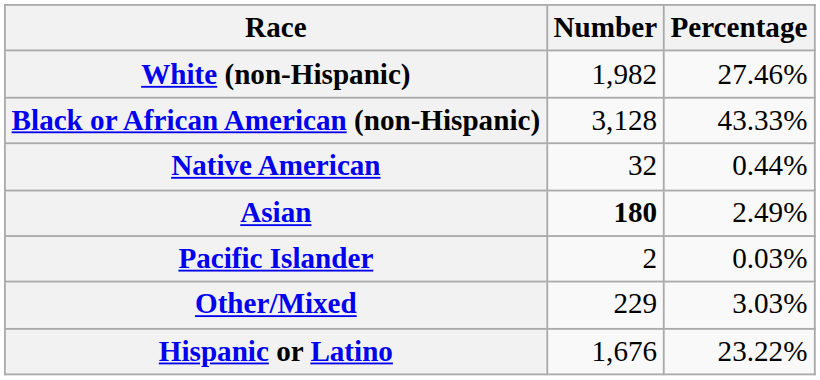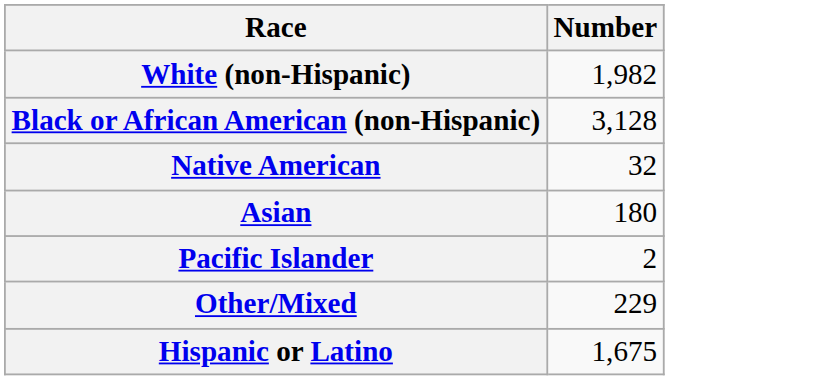- column: (739, 27)
(635, 212) bold -> (635, 212) normal
(624, 350) 1,676 -> (624, 350) 1,675
